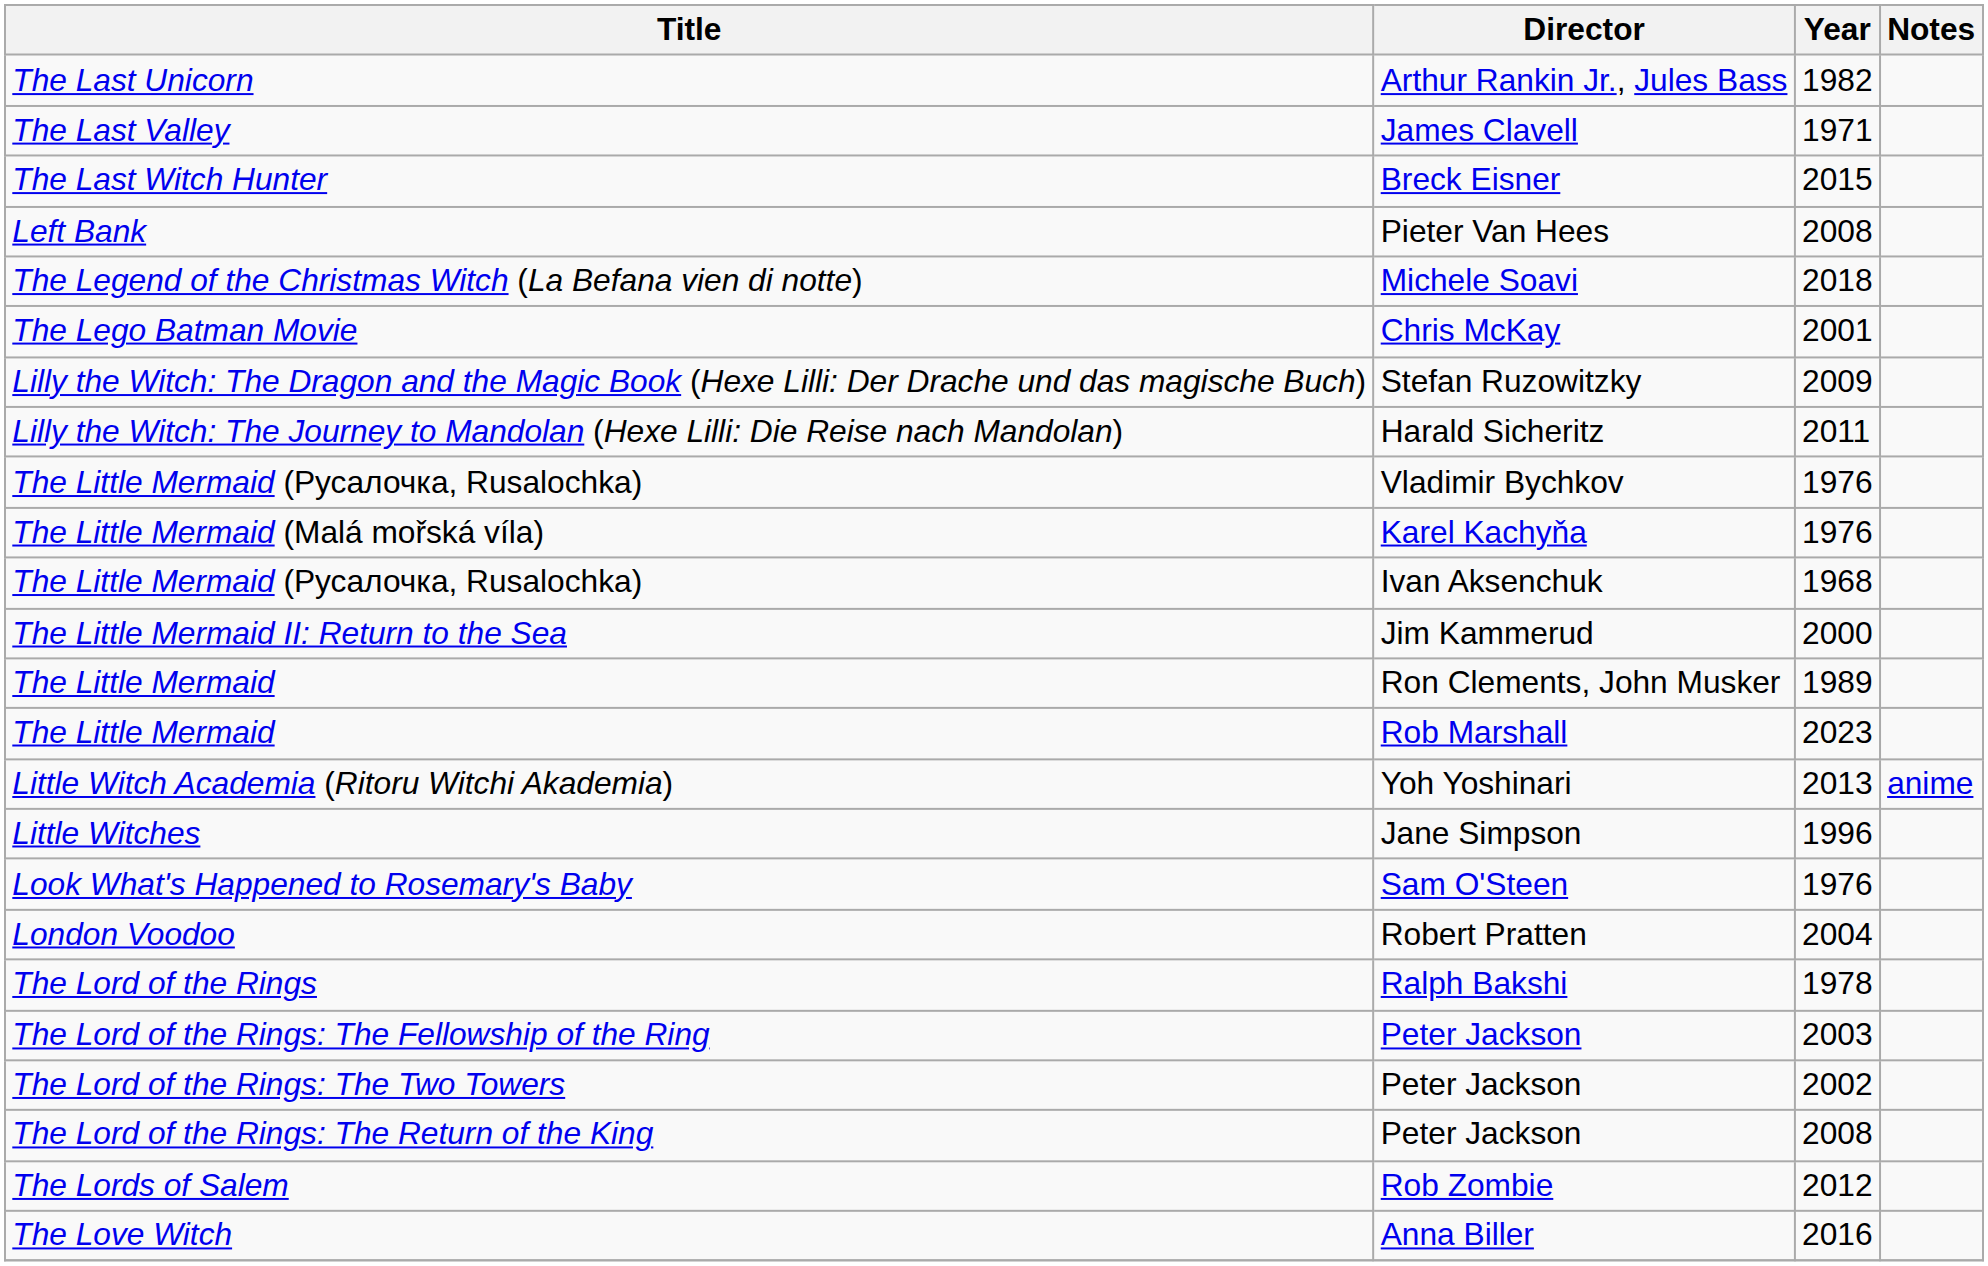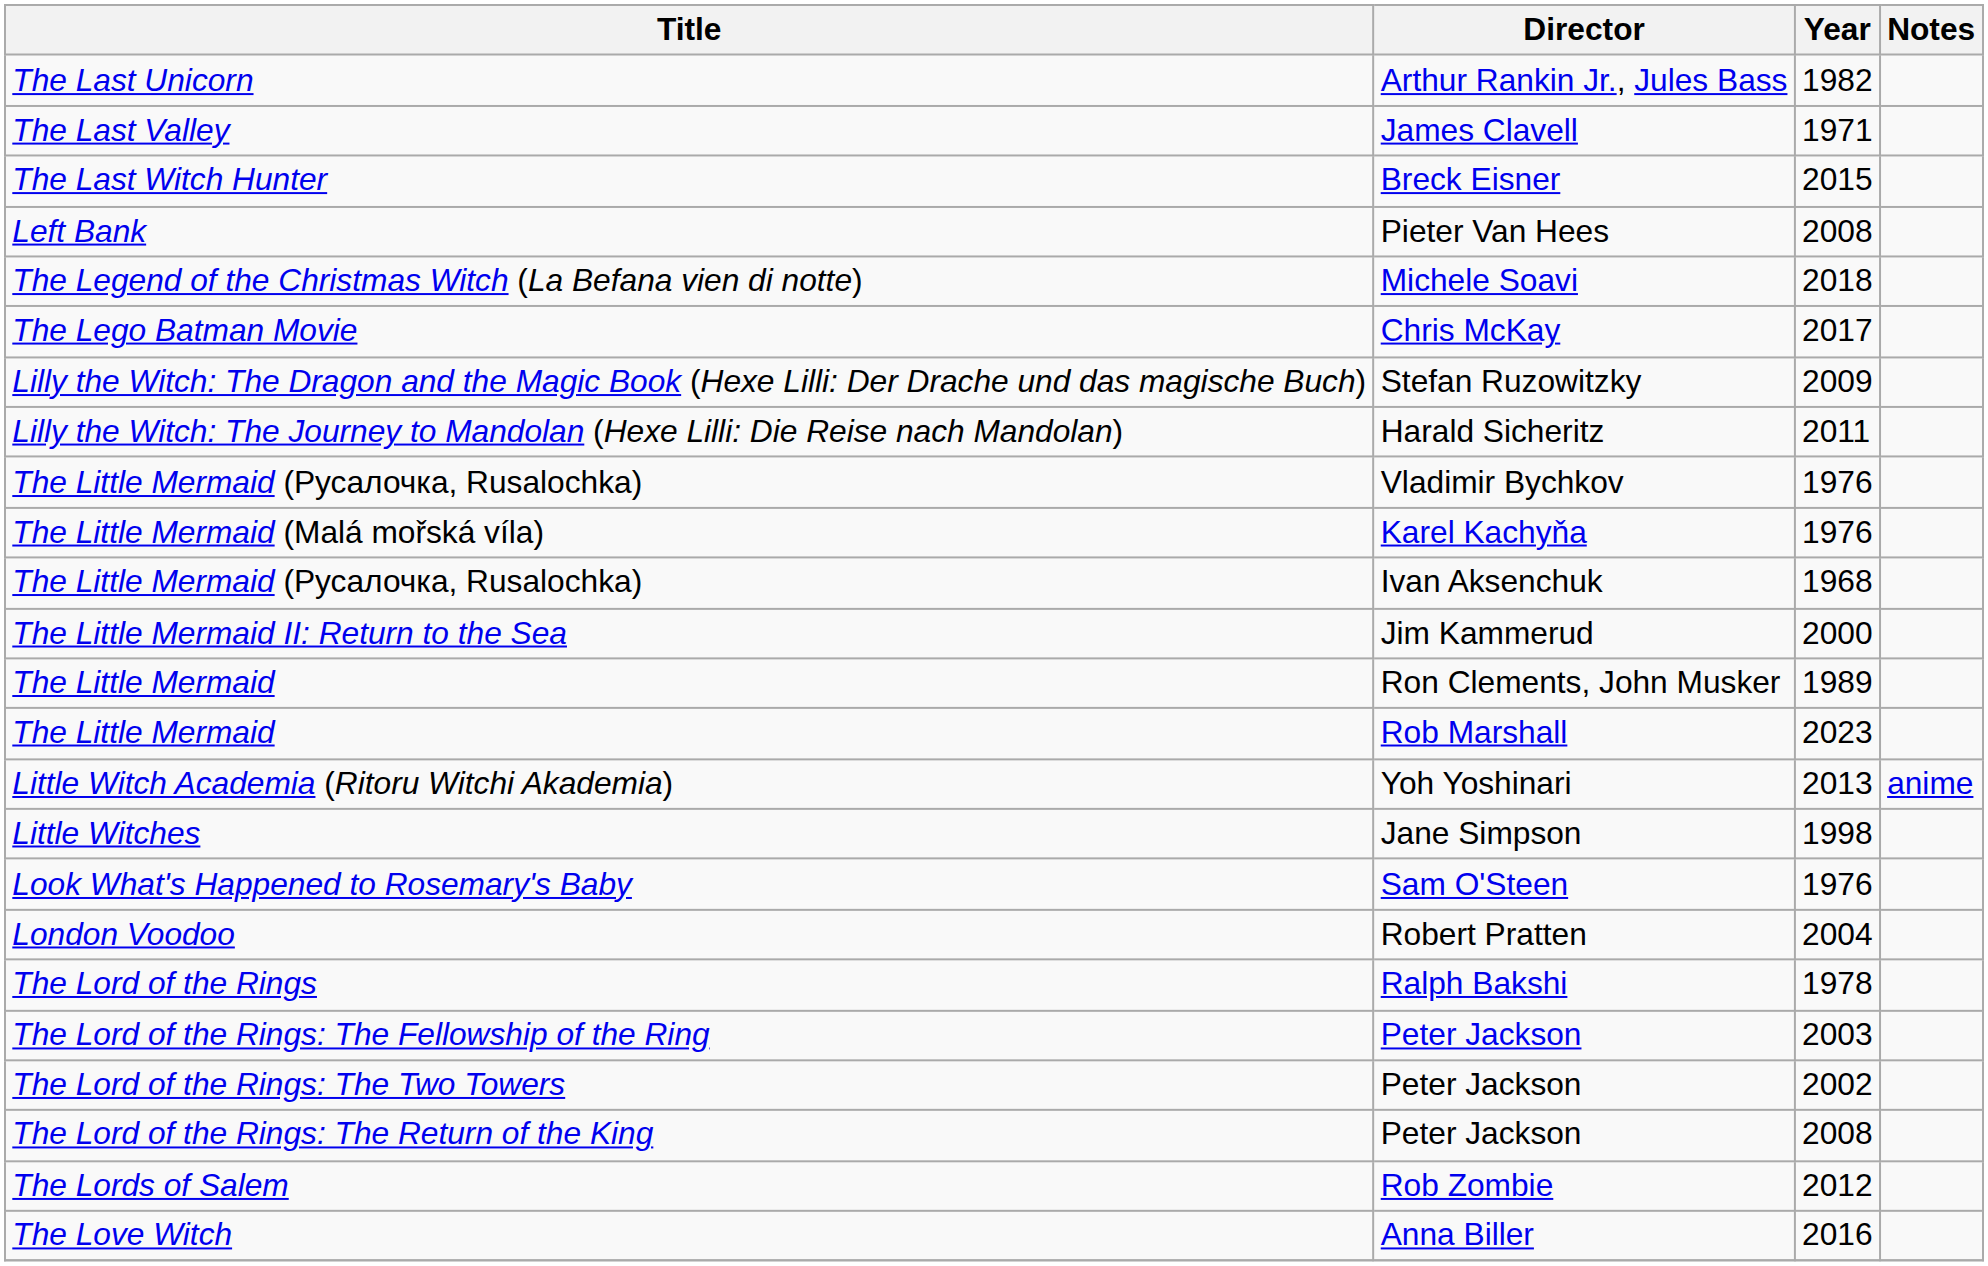(1837, 331) 2001 -> (1837, 331) 2017
(1837, 833) 1996 -> (1837, 833) 1998
